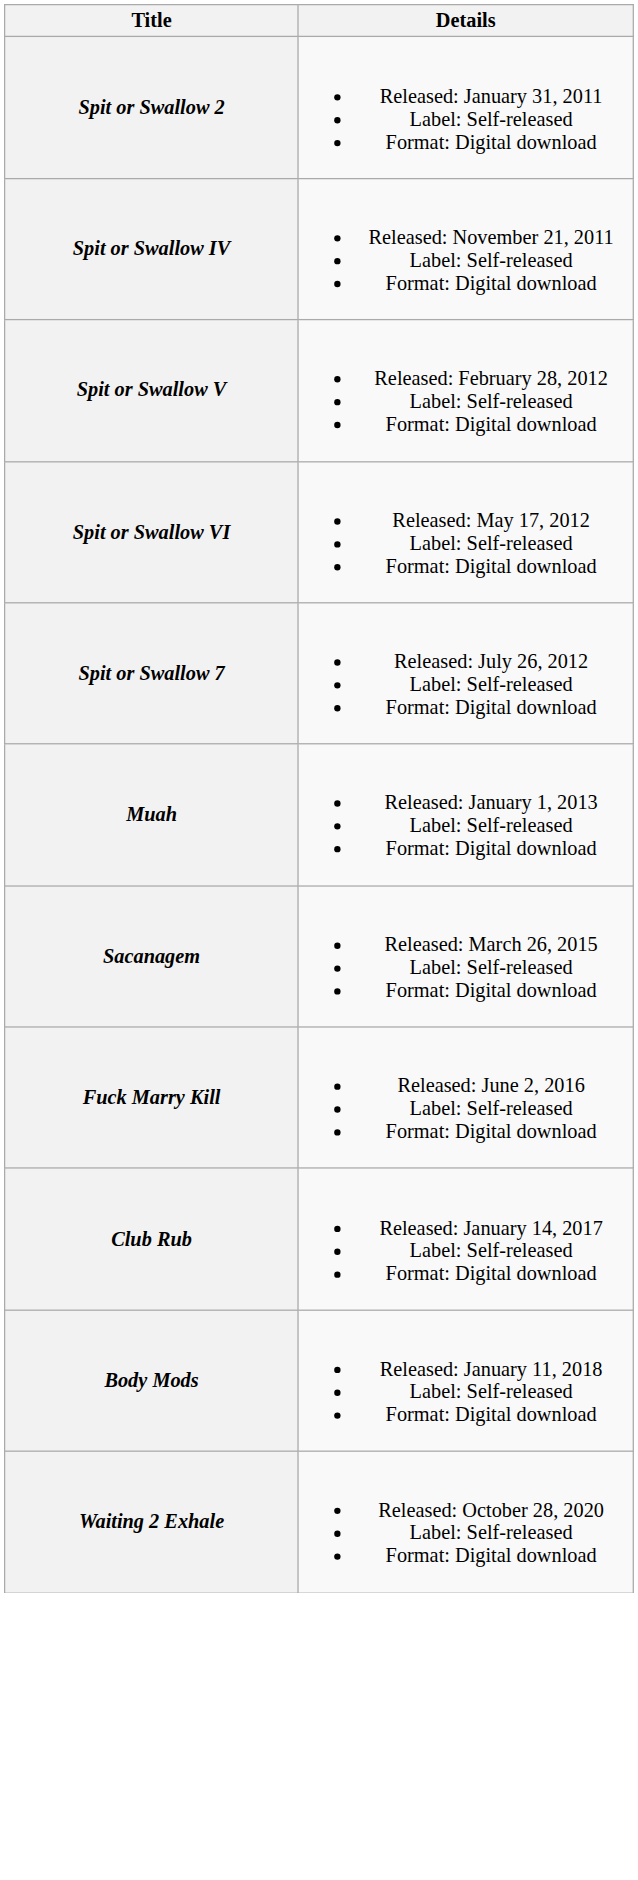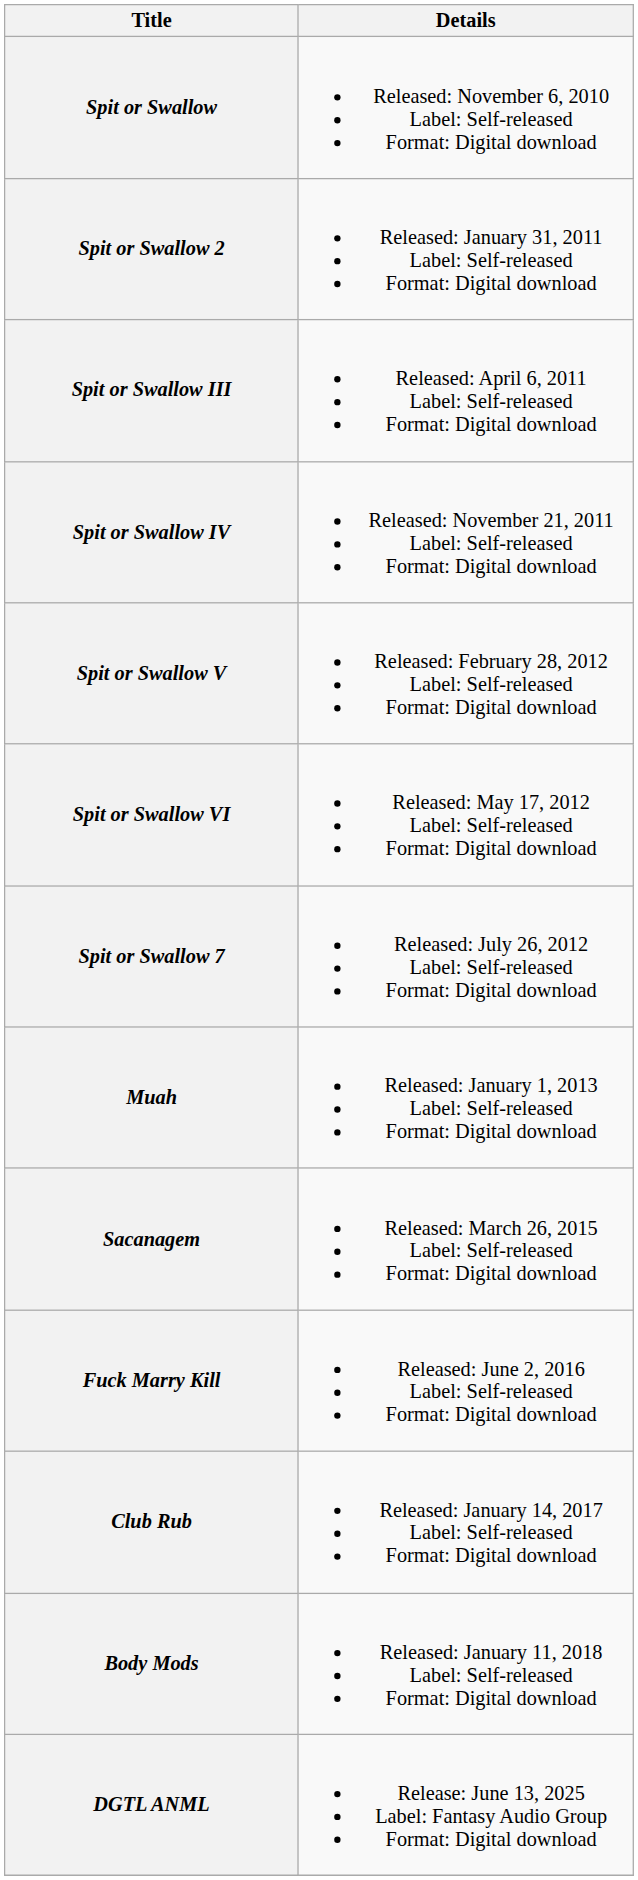+ row: (152, 107)
+ row: (152, 390)
- row: (152, 1521)
+ row: (152, 1804)
